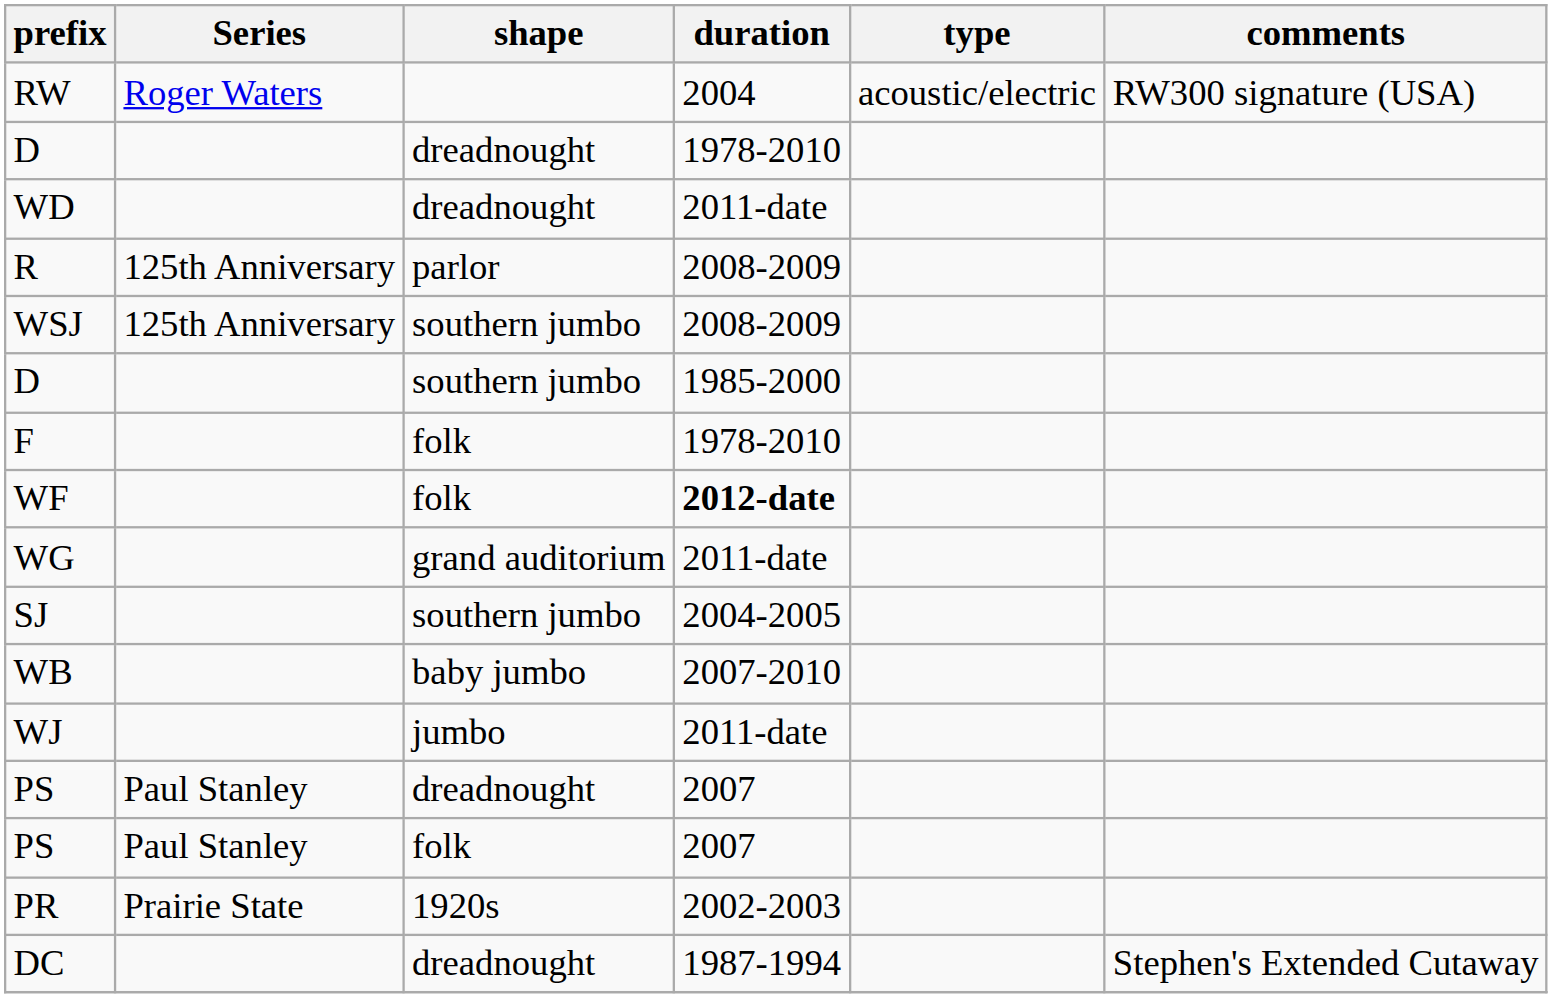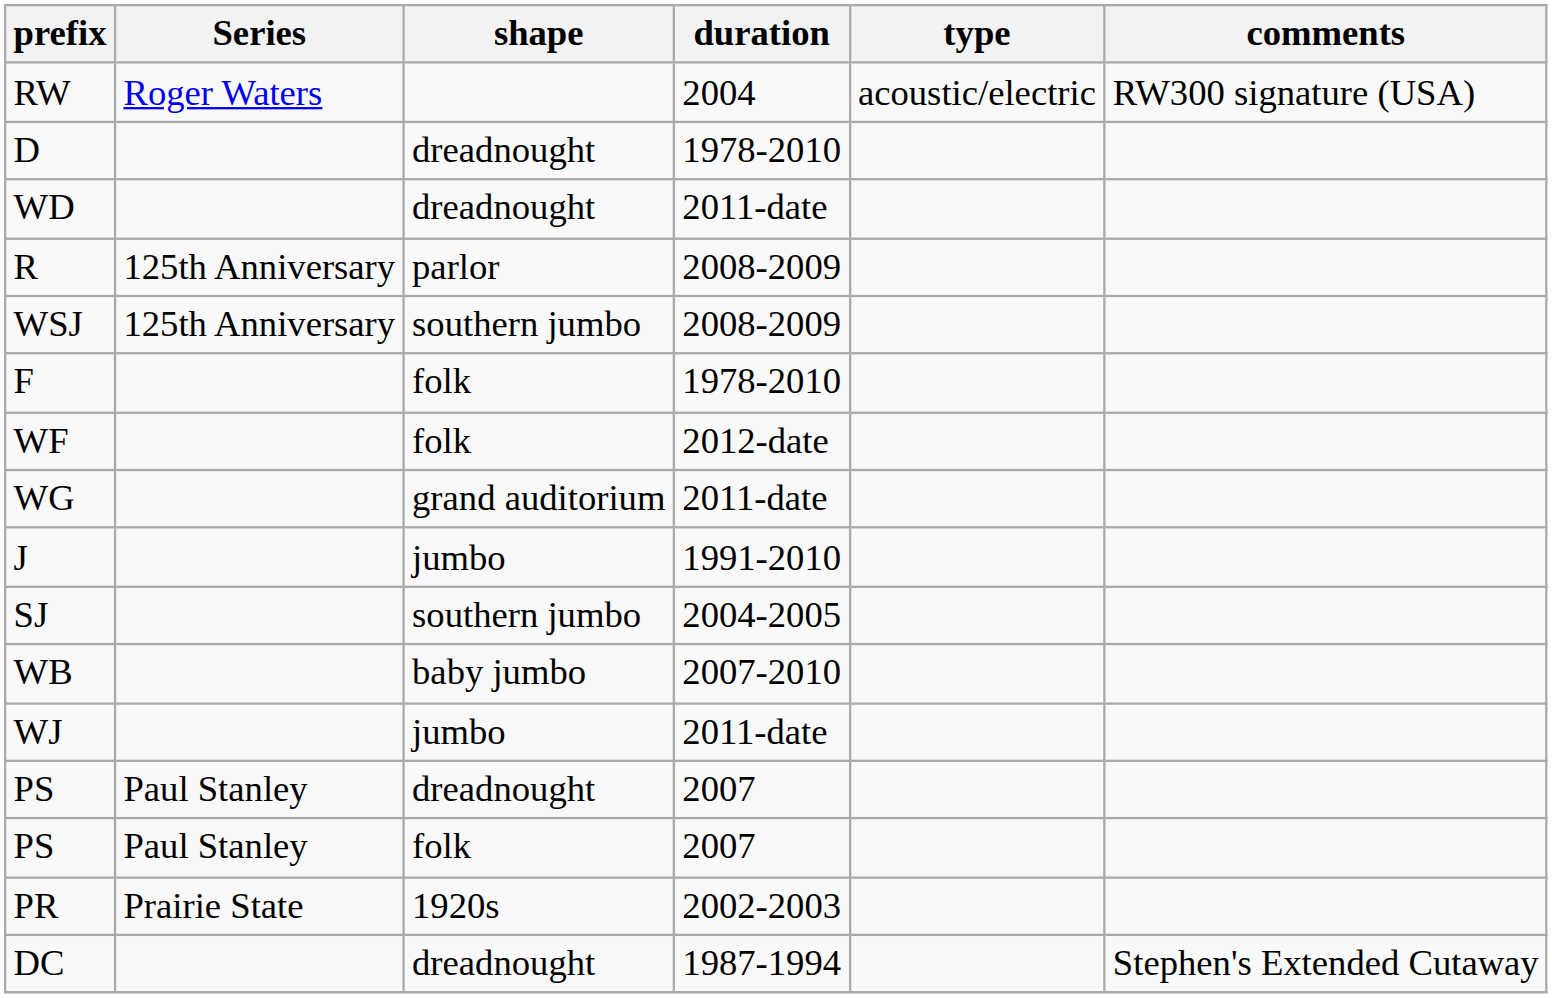- row: (27, 382)
(759, 498) bold -> (756, 440) normal
+ row: (21, 556)
